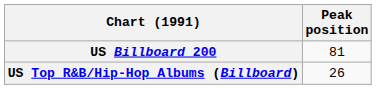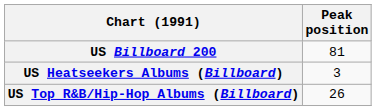+ row: (153, 73)
